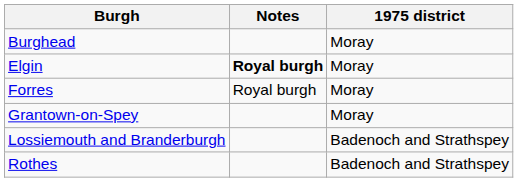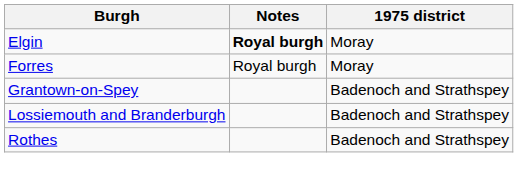- row: (42, 41)
(352, 115) Moray -> (420, 90) Badenoch and Strathspey
